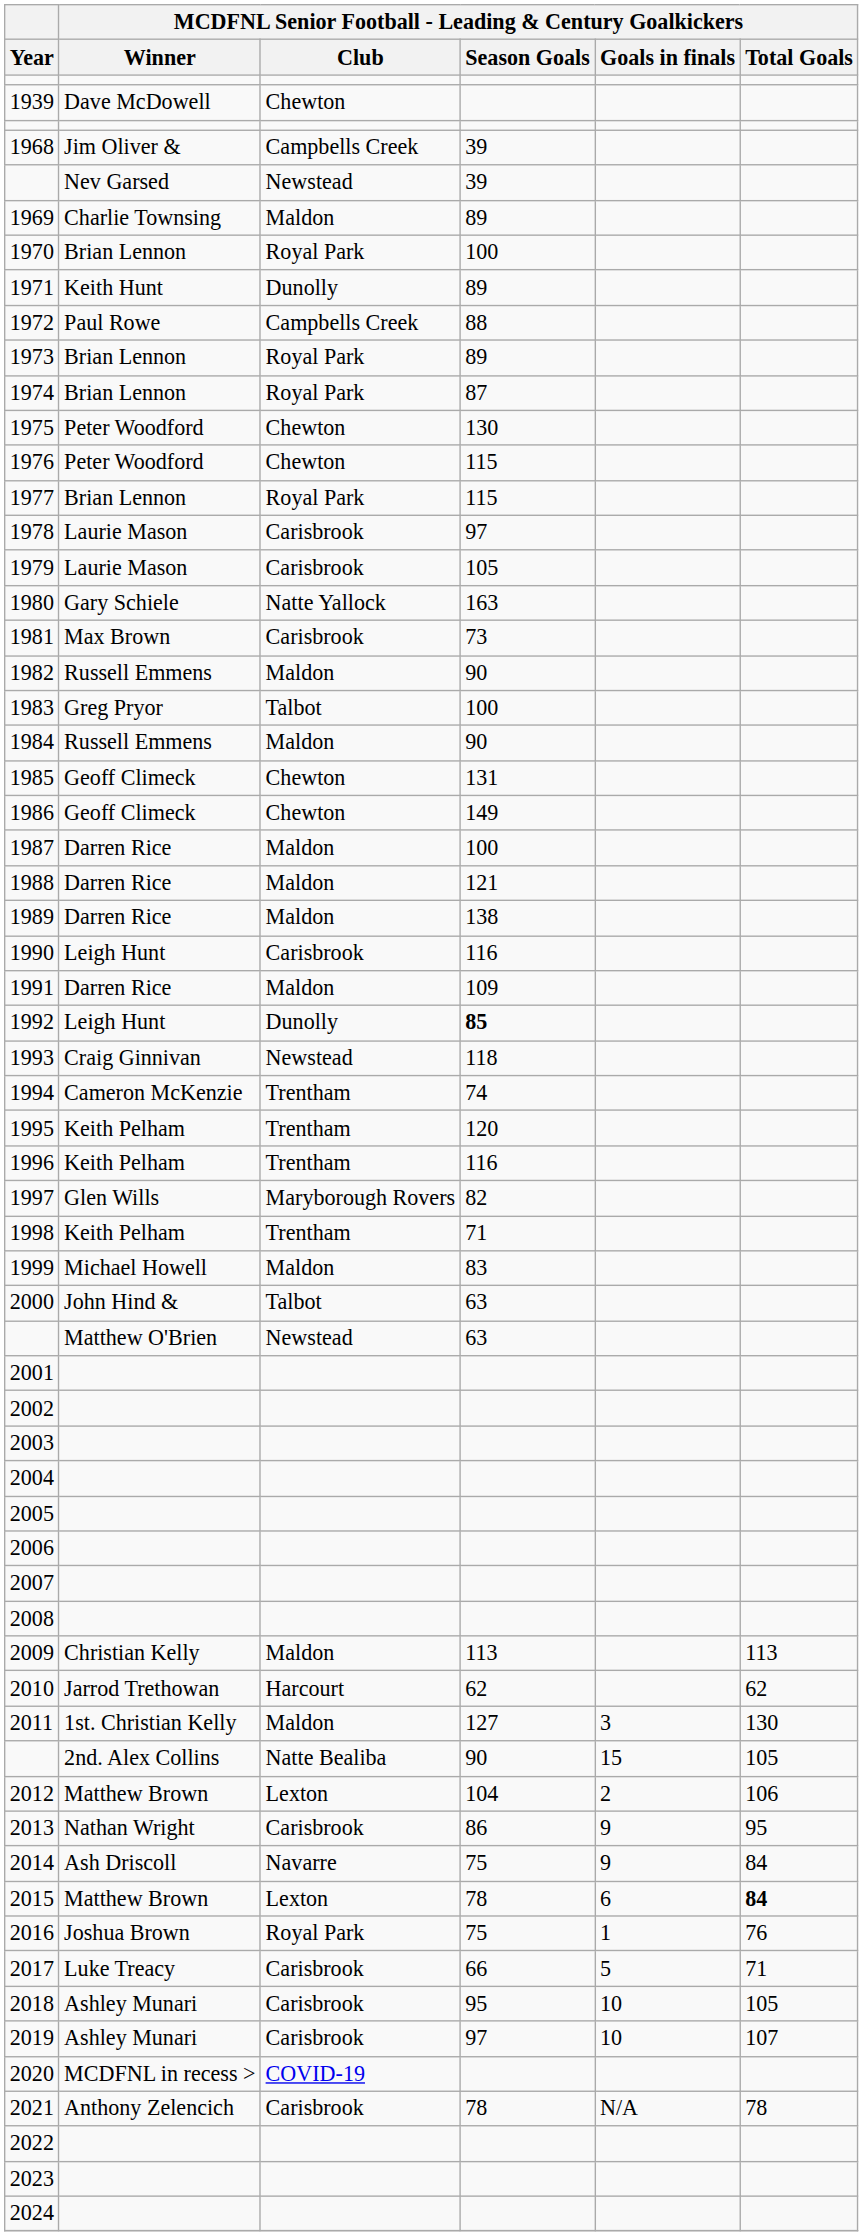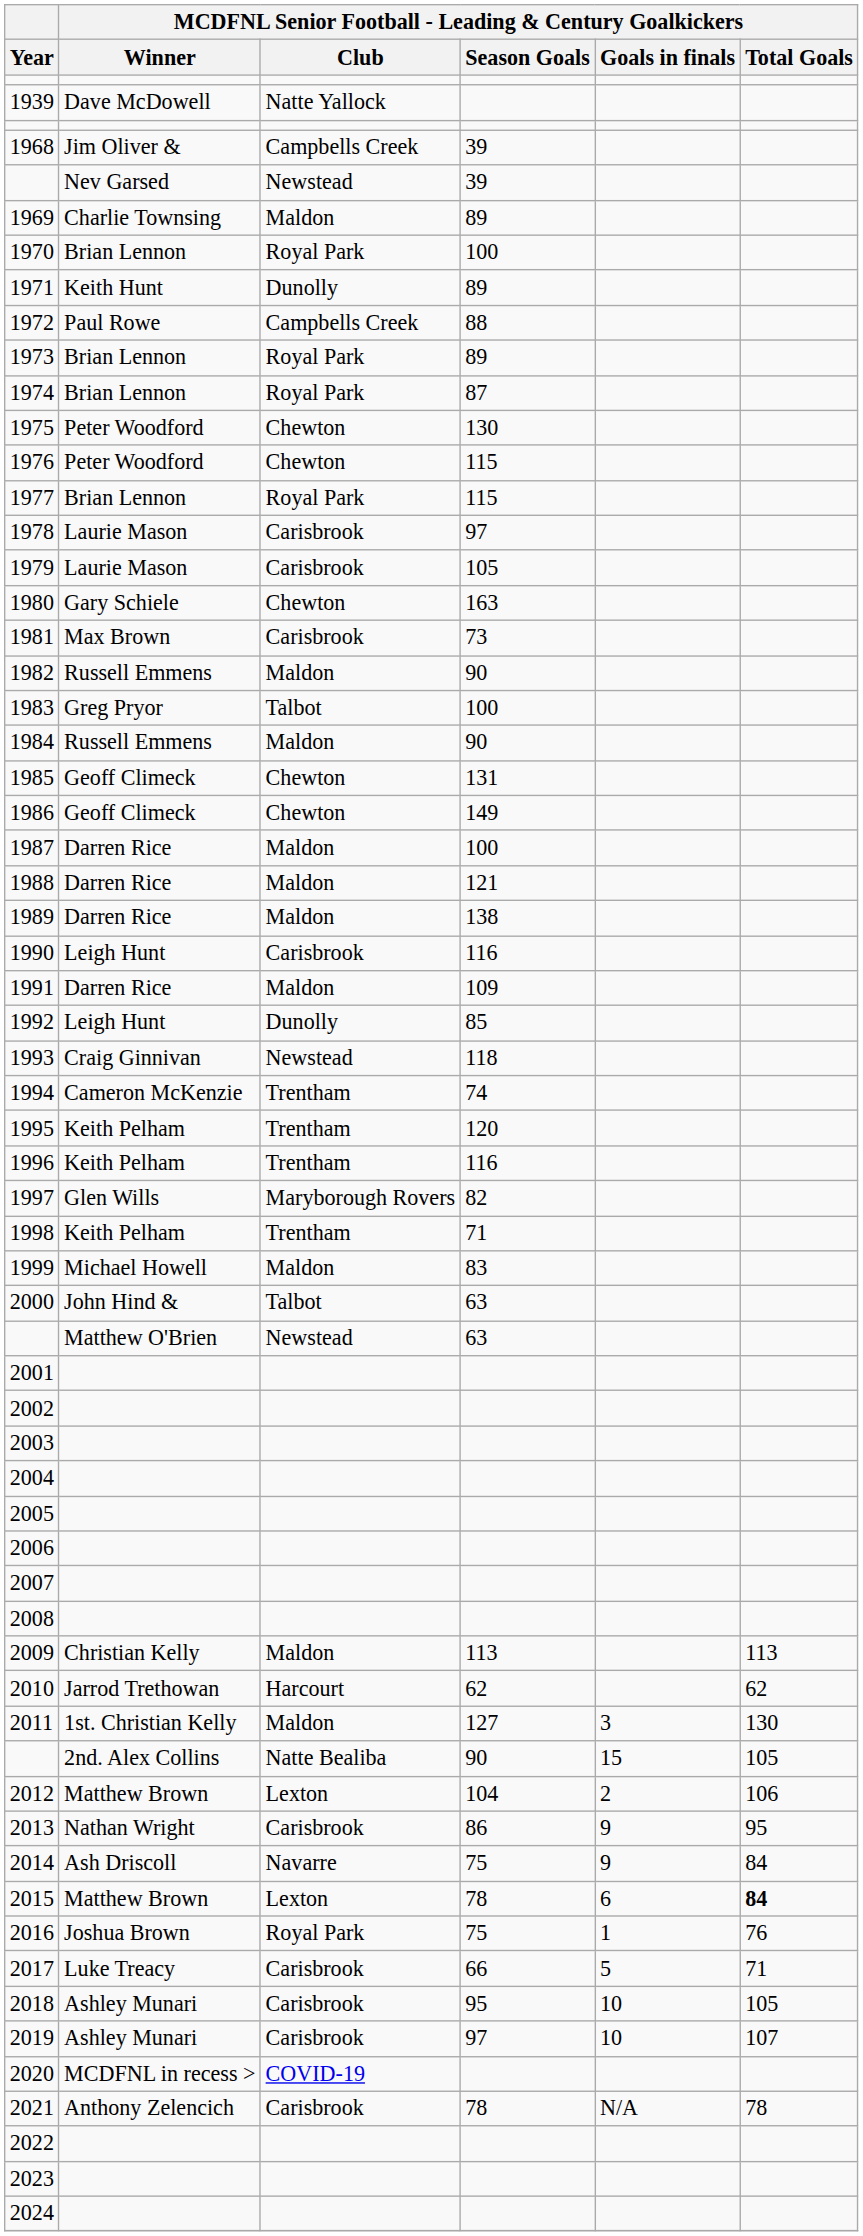(305, 102) Chewton -> (326, 102) Natte Yallock
(326, 602) Natte Yallock -> (305, 602) Chewton
(476, 1022) bold -> (476, 1022) normal
